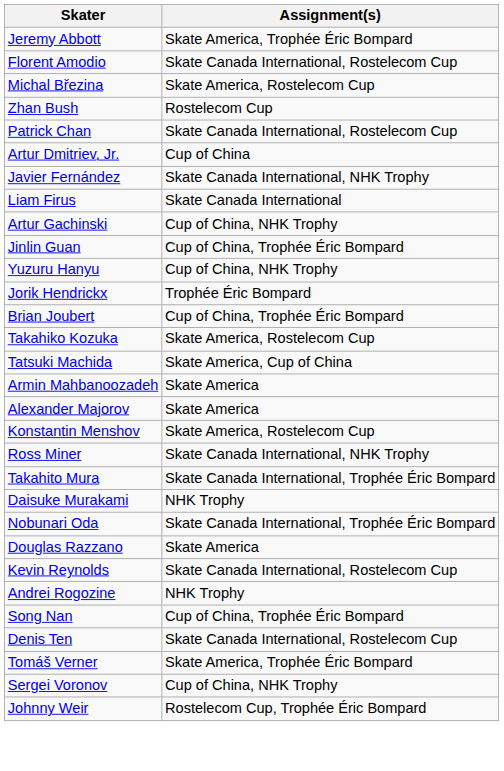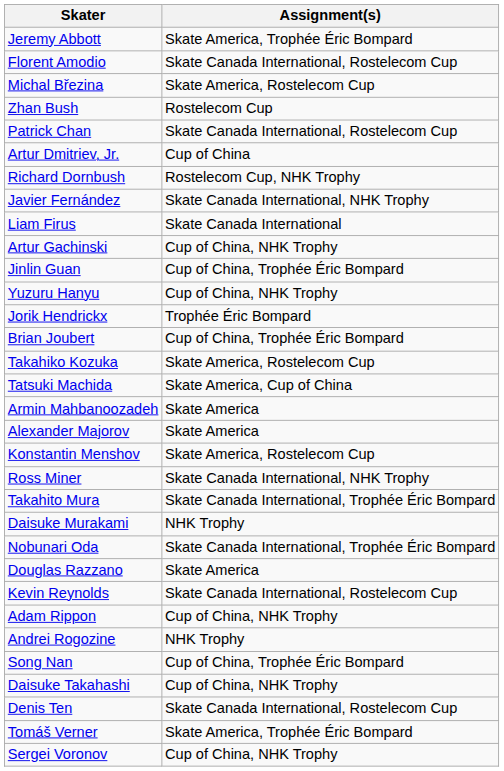+ row: (66, 177)
+ row: (52, 616)
+ row: (69, 685)
- row: (48, 708)
